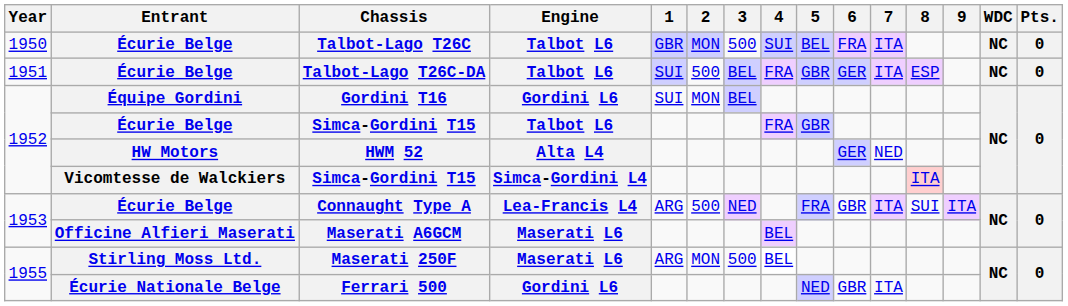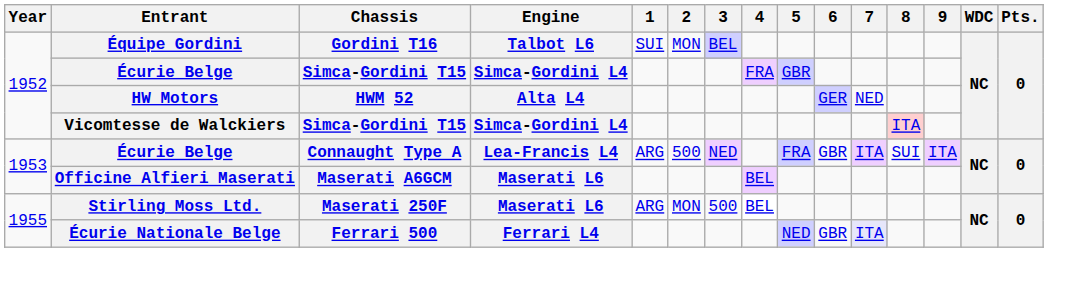- row: (175, 45)
- row: (175, 72)
(570, 99) Gordini L6 -> (551, 45) Talbot L6
(570, 126) Talbot L6 -> (551, 72) Simca-Gordini L4
(570, 287) Gordini L6 -> (551, 233) Ferrari L4
(889, 287) no background -> (869, 233) lavender background
